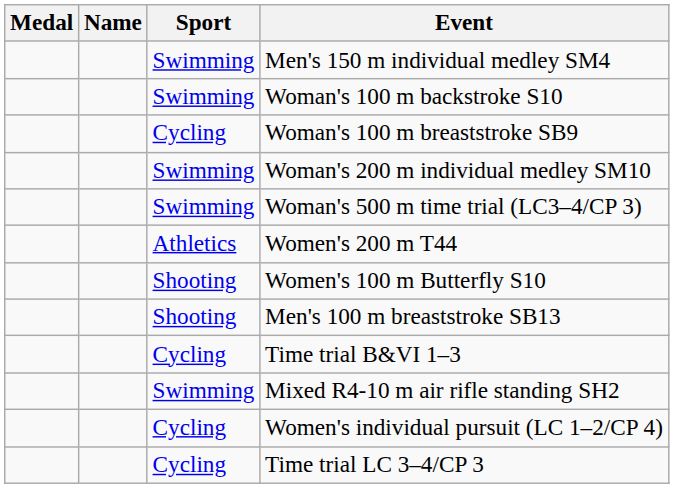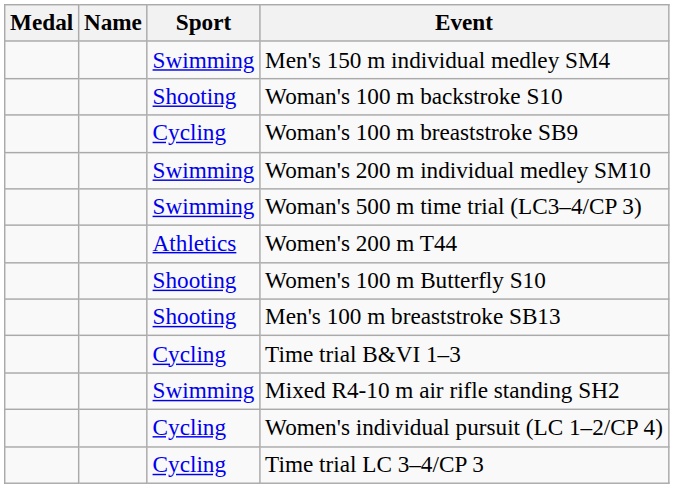(203, 96) Swimming -> (194, 96) Shooting
